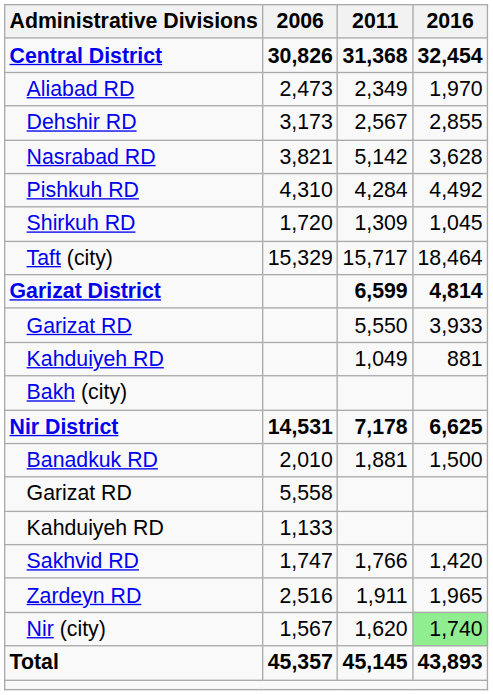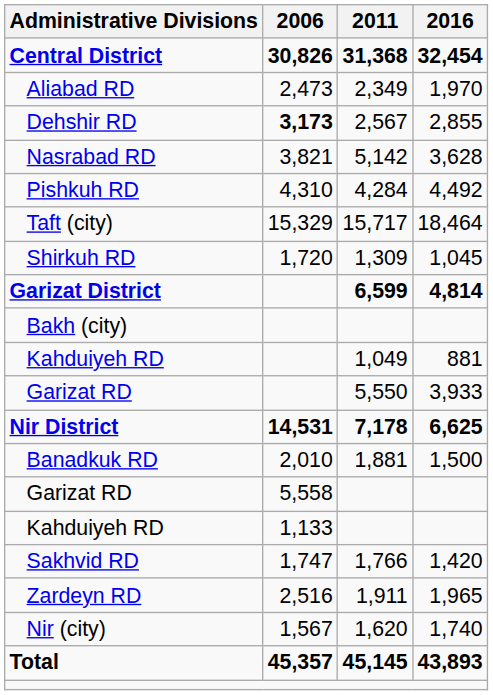(306, 122) normal -> (306, 122) bold
rows swapped: (81, 223) <-> (70, 257)
rows swapped: (79, 325) <-> (77, 392)
(456, 628) lightgreen background -> (456, 628) no background
